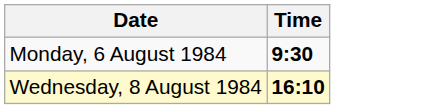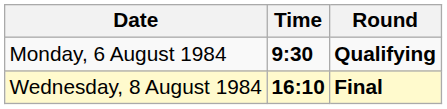+ column: (385, 20)
